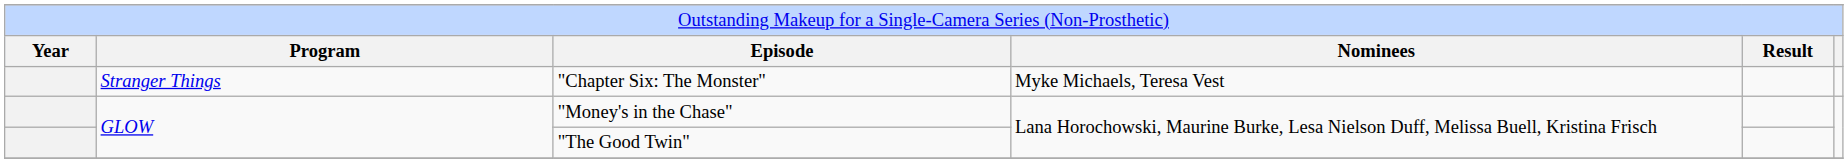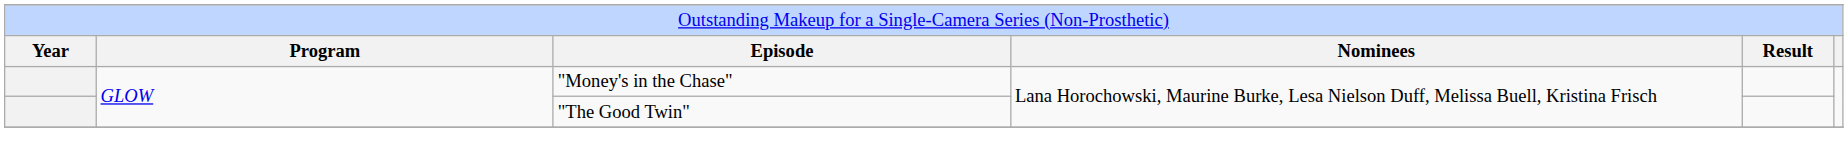- row: (662, 81)
